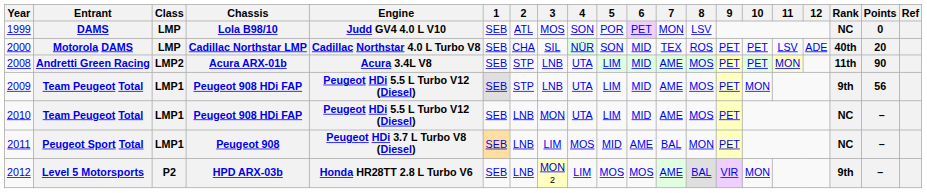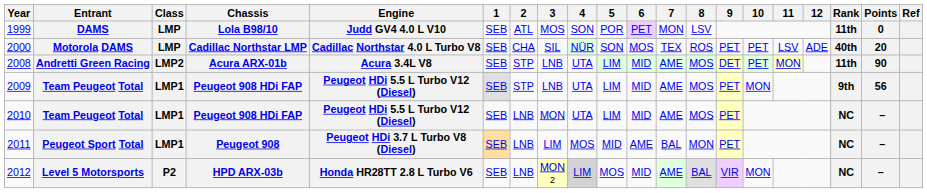(846, 29) NC -> (846, 29) 11th
(641, 46) MID -> (641, 46) MOS
(729, 63) PET -> (730, 63) DET
(582, 172) no background -> (582, 172) lightgrey background
(641, 172) MOS -> (641, 172) MID
(846, 172) 9th -> (846, 172) NC
